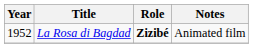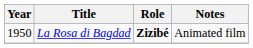(19, 33) 1952 -> (19, 33) 1950
